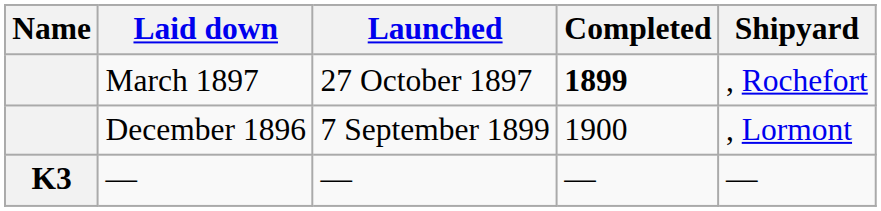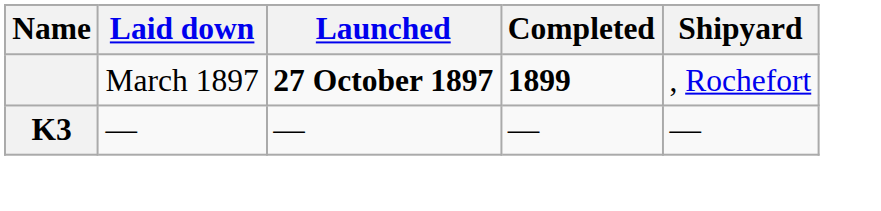(426, 79) normal -> (383, 79) bold
- row: (206, 129)
